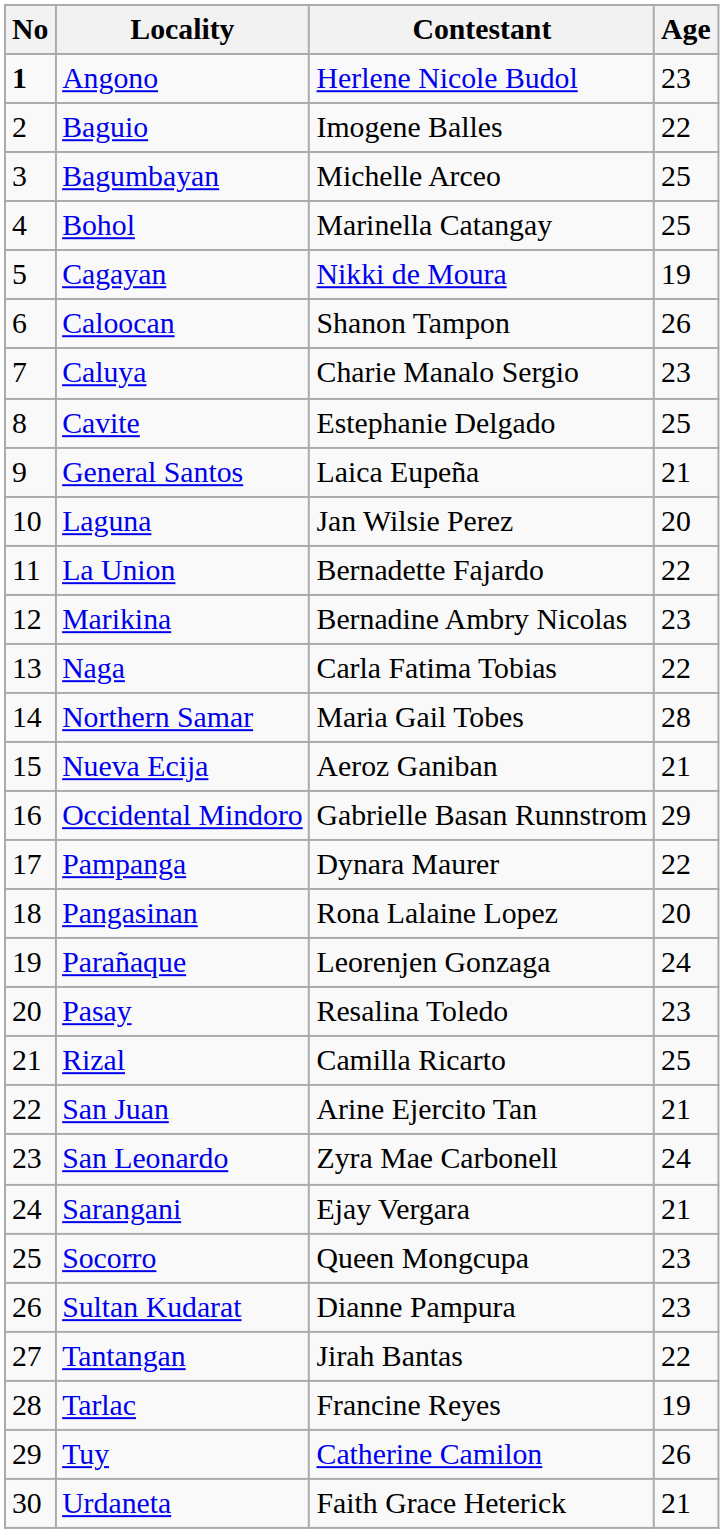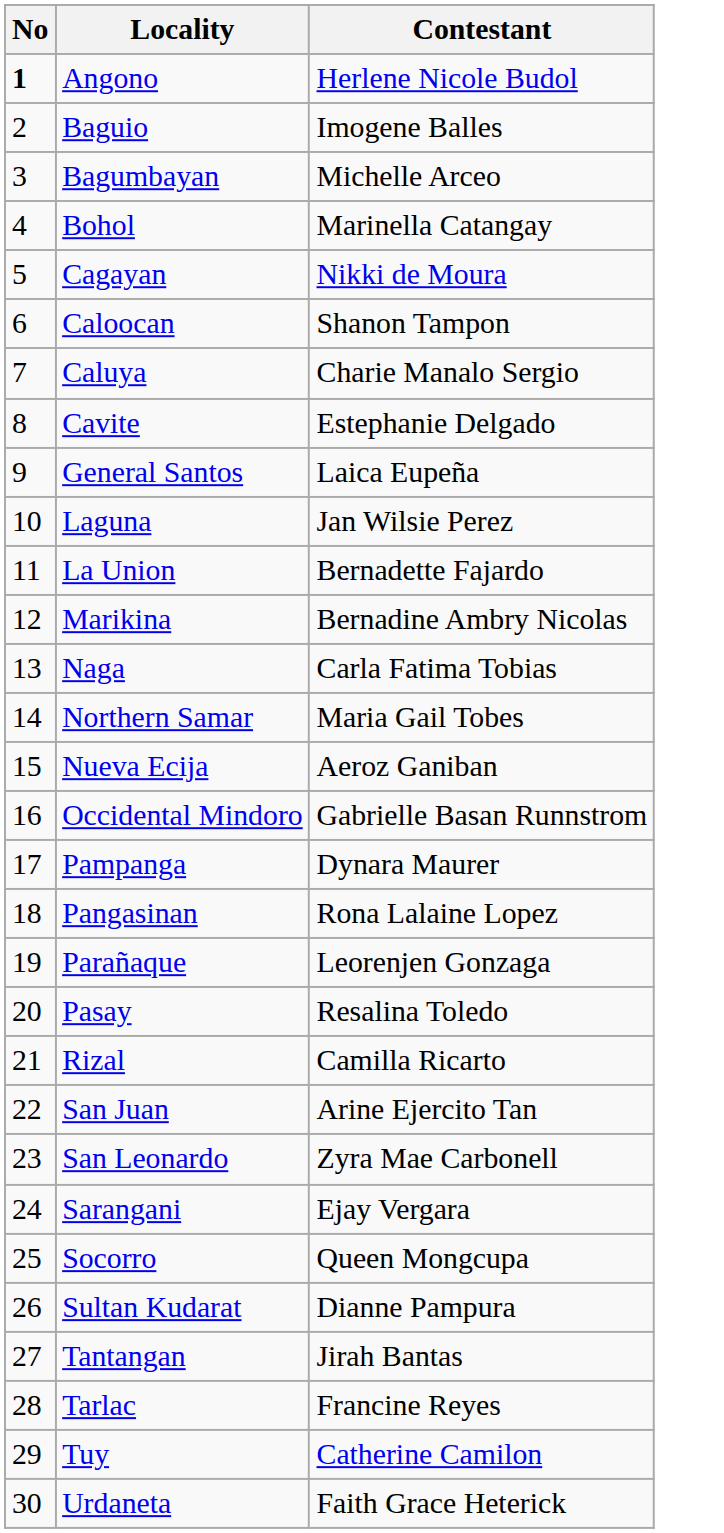- column: (686, 29)
